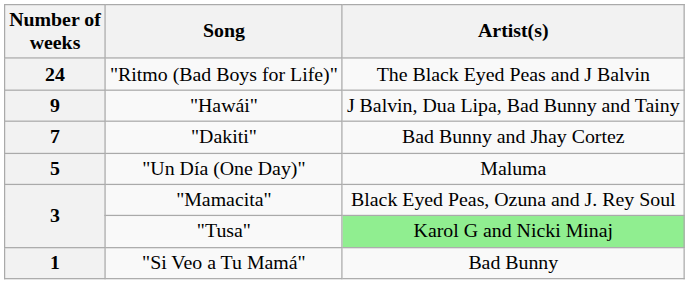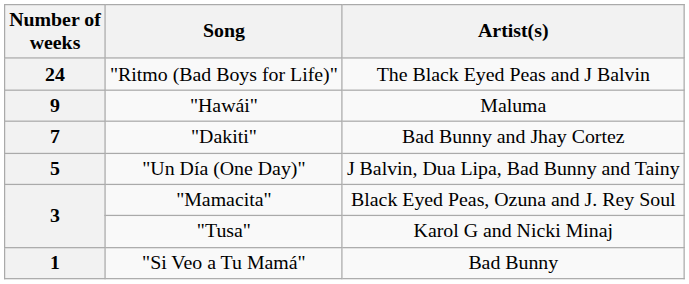(513, 105) J Balvin, Dua Lipa, Bad Bunny and Tainy -> (513, 105) Maluma
(513, 168) Maluma -> (513, 168) J Balvin, Dua Lipa, Bad Bunny and Tainy
(513, 231) lightgreen background -> (513, 231) no background
